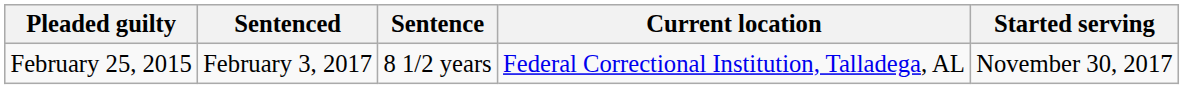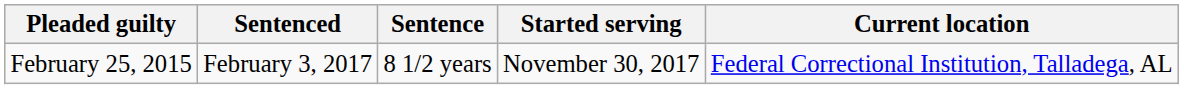columns swapped: (1074, 24) <-> (734, 24)
